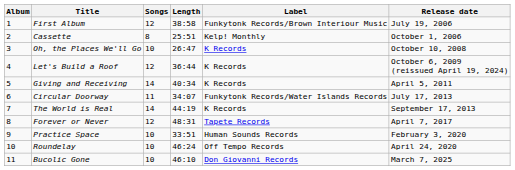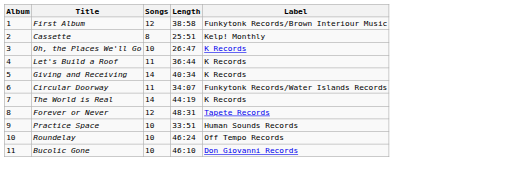- column: (450, 11)
(150, 66) 12 -> (150, 62) 11
